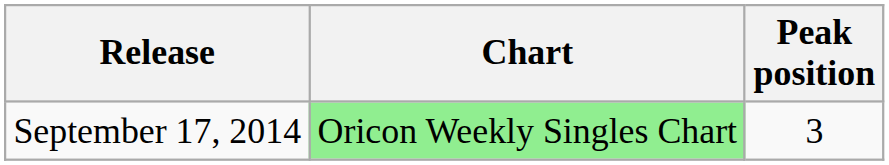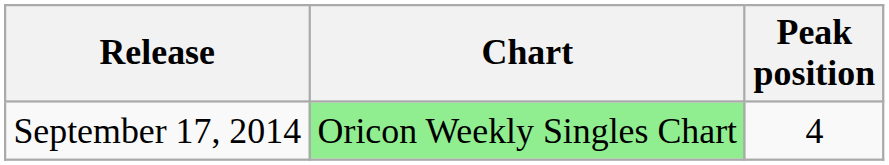(814, 130) 3 -> (814, 130) 4
